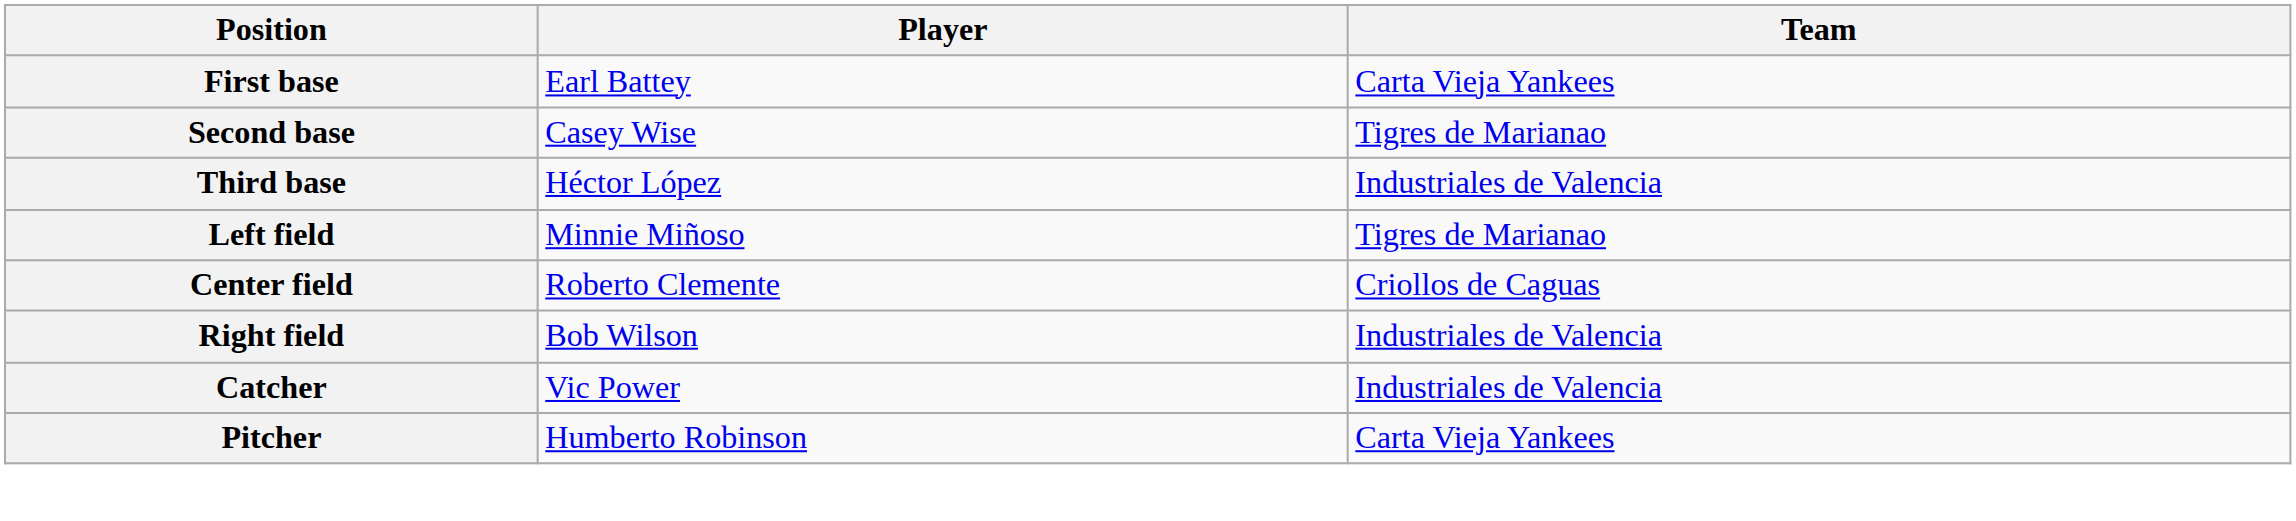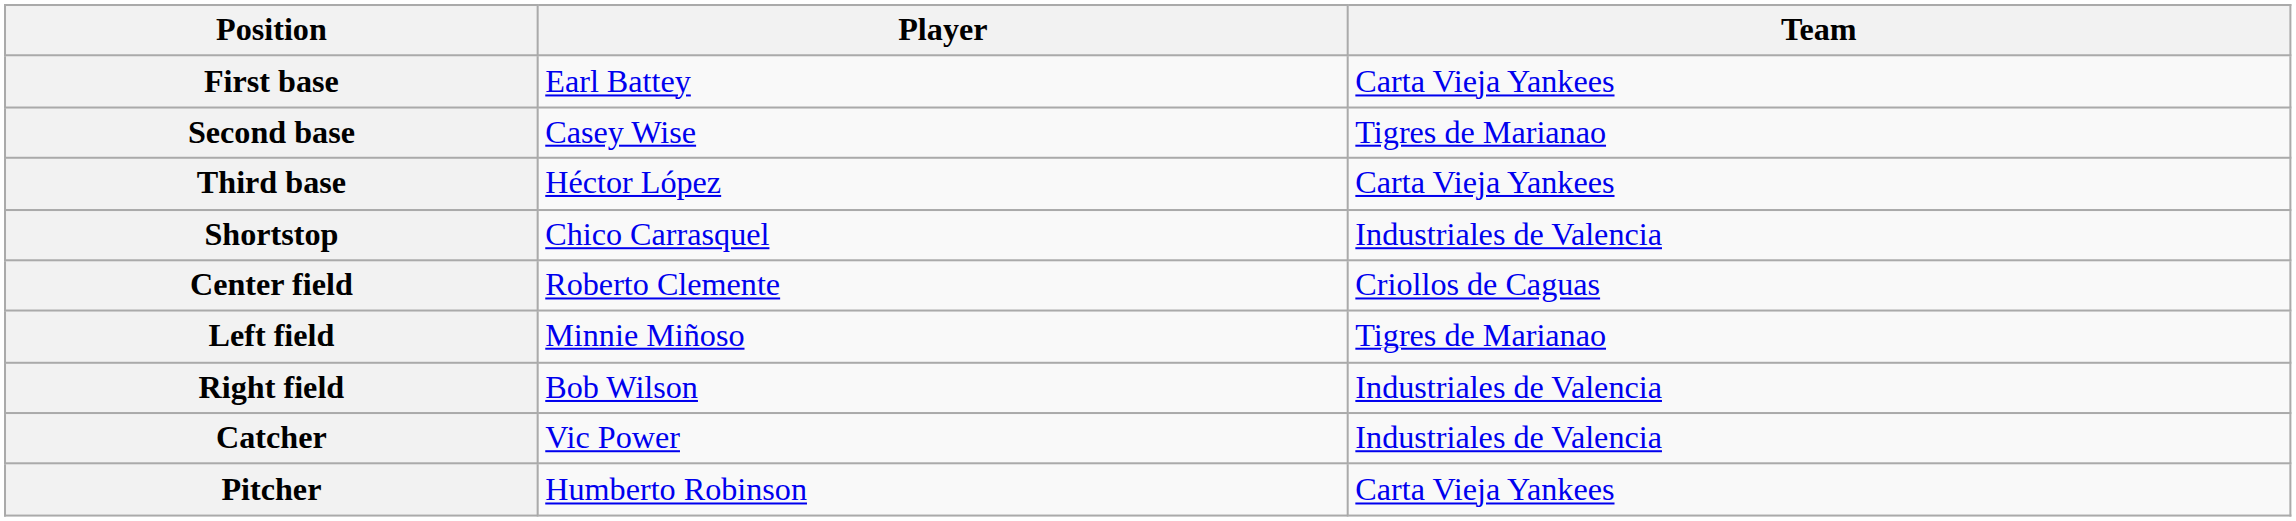(1509, 183) Industriales de Valencia -> (1485, 183) Carta Vieja Yankees
+ row: (271, 234)
rows swapped: (271, 234) <-> (271, 285)
